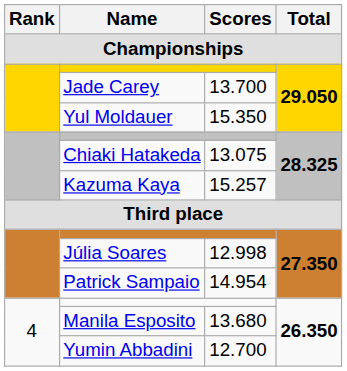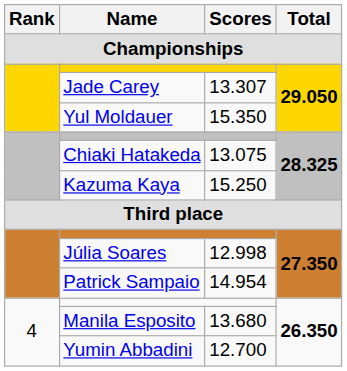(238, 87) 13.700 -> (238, 87) 13.307
(238, 185) 15.257 -> (238, 185) 15.250
